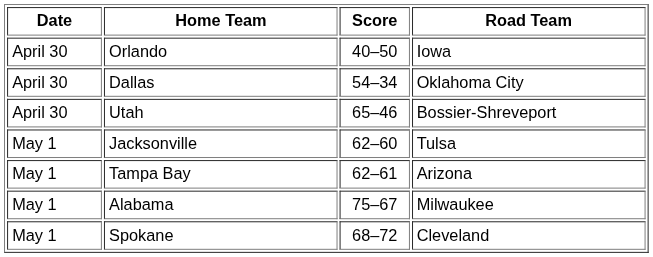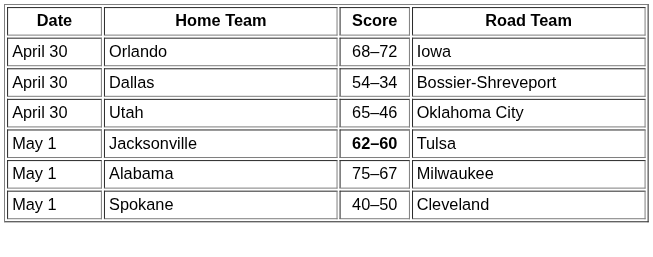(375, 51) 40–50 -> (375, 51) 68–72
(470, 82) Oklahoma City -> (487, 82) Bossier-Shreveport
(487, 113) Bossier-Shreveport -> (470, 113) Oklahoma City
(375, 143) normal -> (375, 143) bold
- row: (150, 174)
(375, 235) 68–72 -> (375, 204) 40–50
